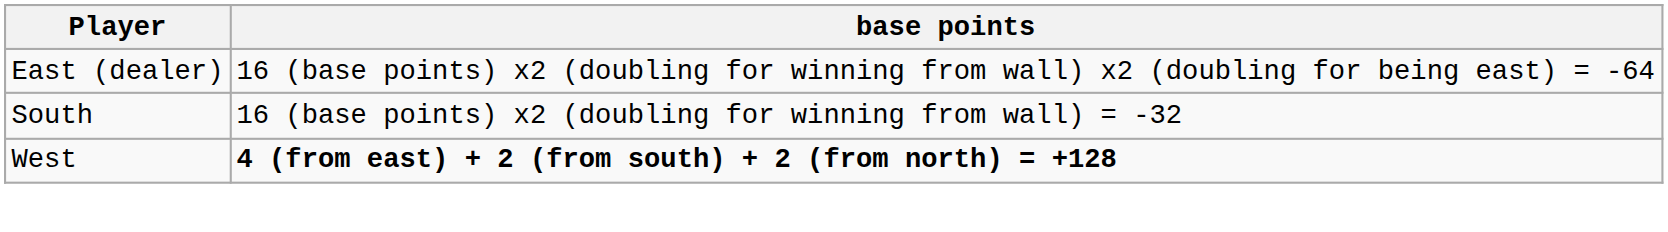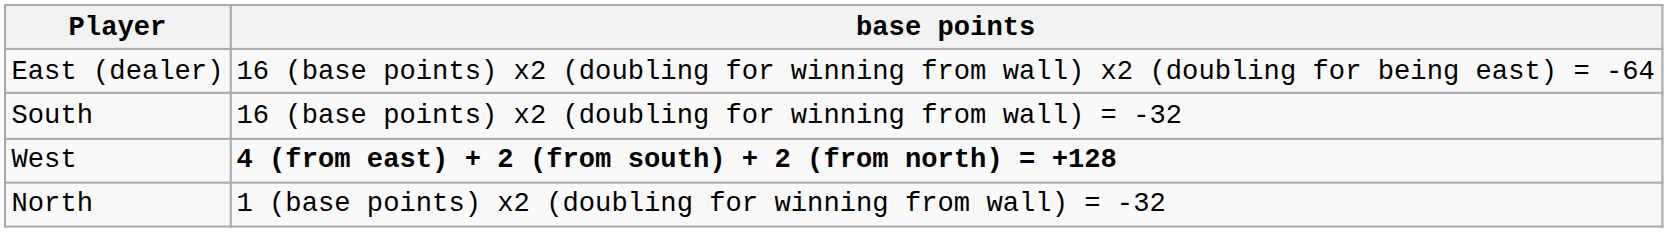+ row: (52, 204)
